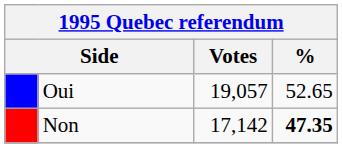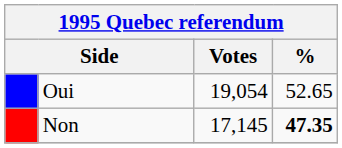(239, 91) 19,057 -> (239, 91) 19,054
(239, 125) 17,142 -> (239, 125) 17,145
